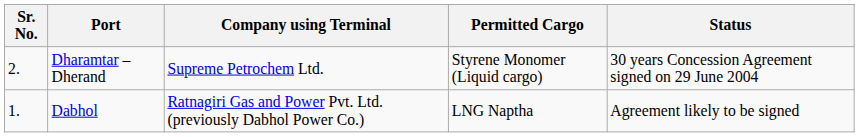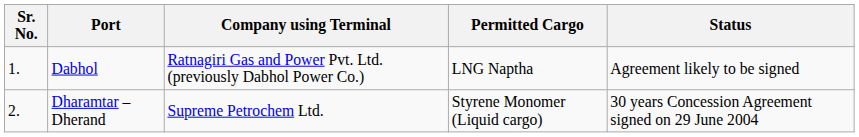rows swapped: (75, 110) <-> (91, 68)
